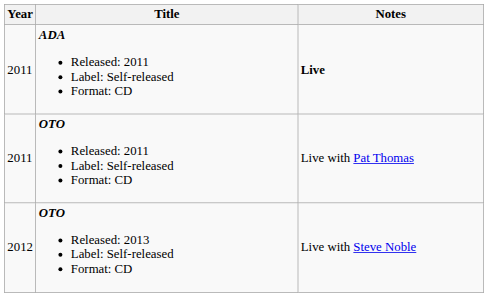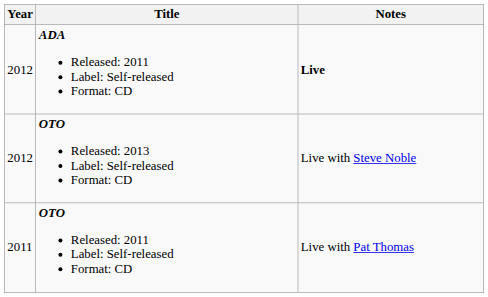(20, 69) 2011 -> (20, 69) 2012
rows swapped: (167, 241) <-> (167, 152)
